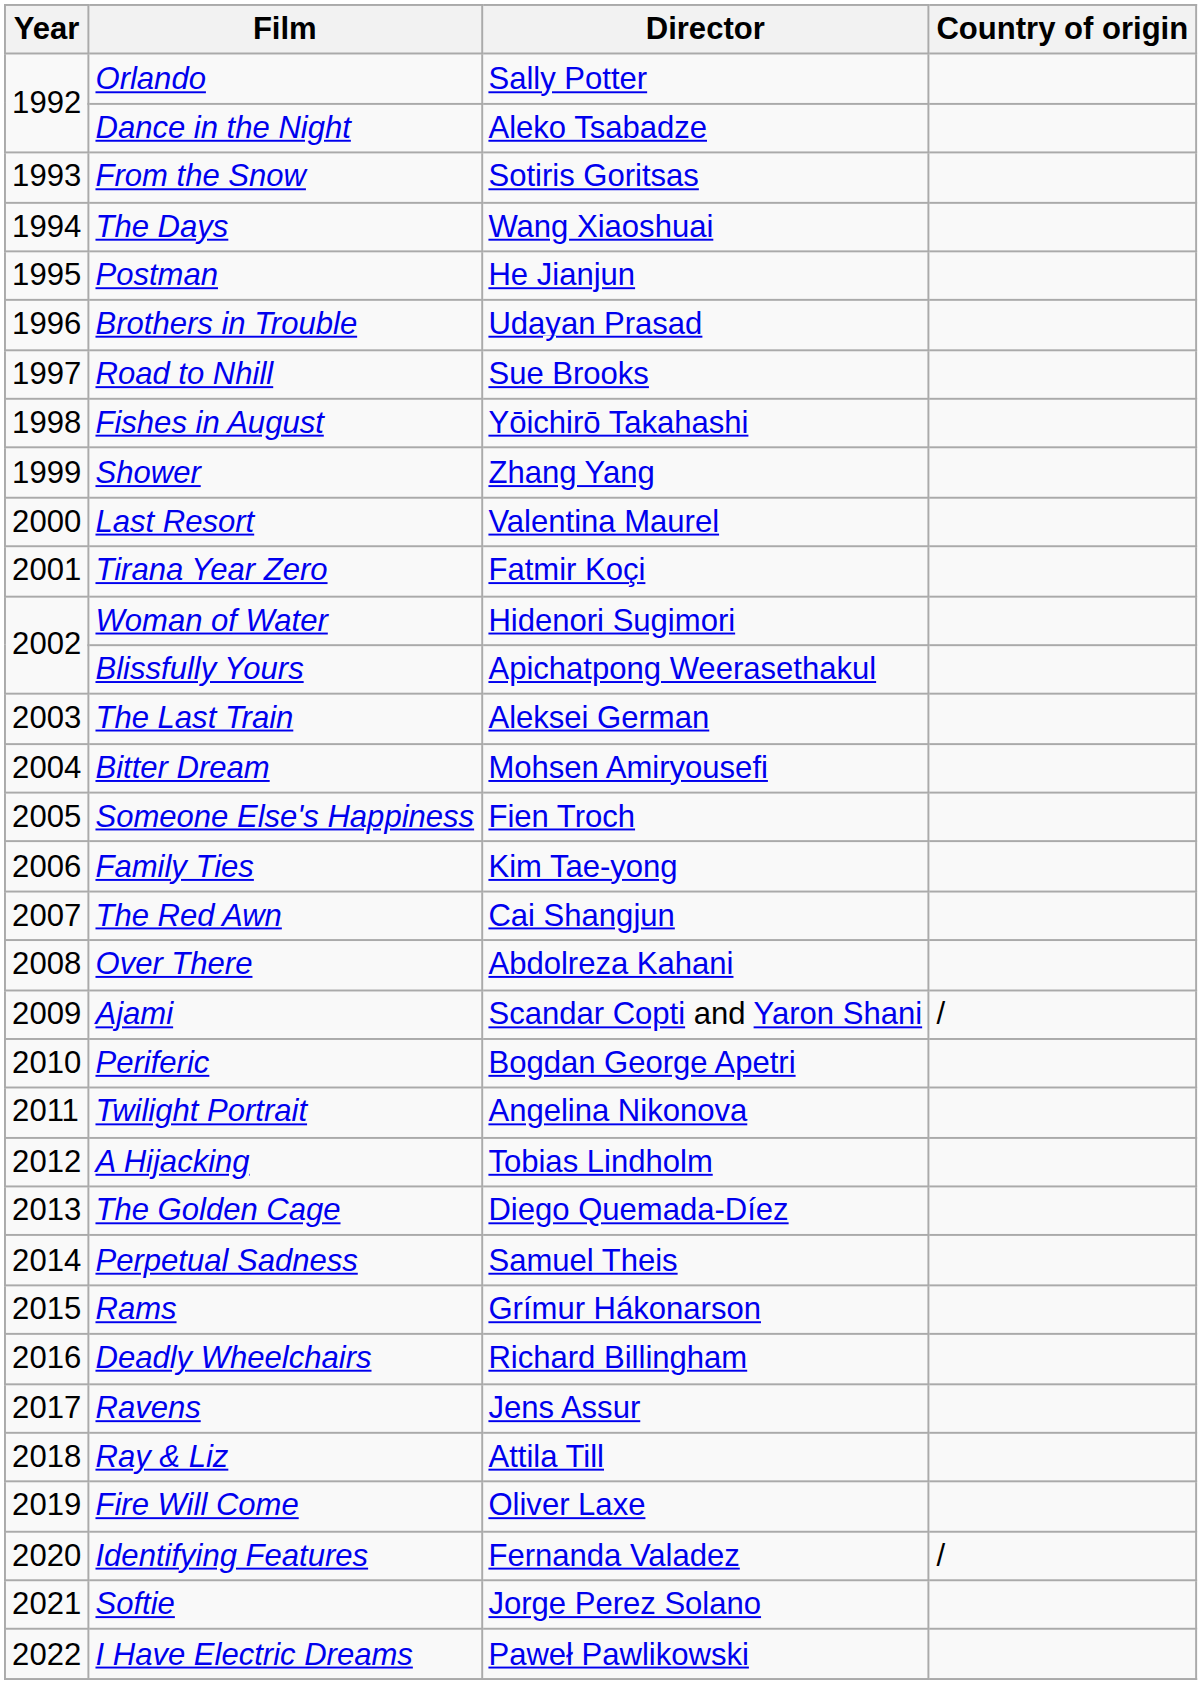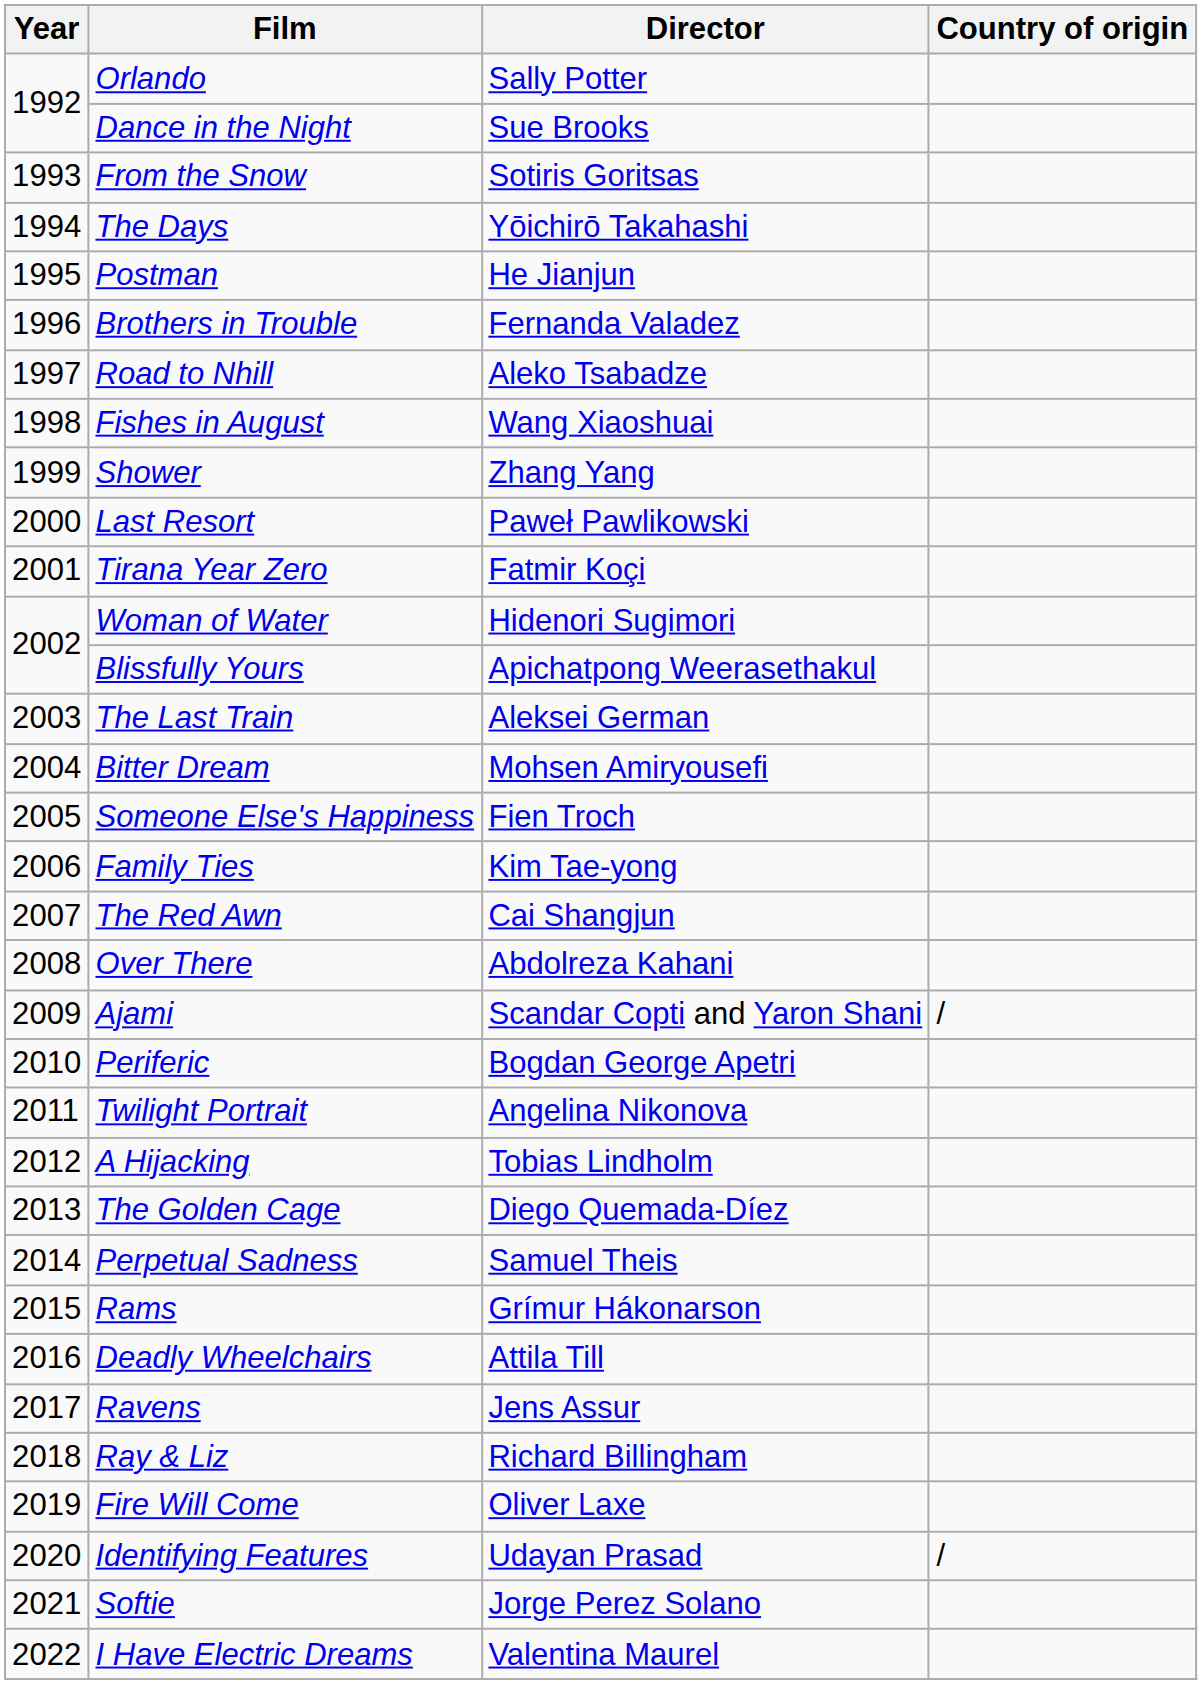(598, 127) Aleko Tsabadze -> (569, 127) Sue Brooks
(601, 226) Wang Xiaoshuai -> (618, 226) Yōichirō Takahashi
(595, 324) Udayan Prasad -> (614, 324) Fernanda Valadez
(569, 373) Sue Brooks -> (598, 373) Aleko Tsabadze
(618, 422) Yōichirō Takahashi -> (601, 422) Wang Xiaoshuai
(604, 521) Valentina Maurel -> (619, 521) Paweł Pawlikowski
(618, 1358) Richard Billingham -> (546, 1358) Attila Till
(546, 1456) Attila Till -> (618, 1456) Richard Billingham
(614, 1555) Fernanda Valadez -> (595, 1555) Udayan Prasad
(619, 1653) Paweł Pawlikowski -> (604, 1653) Valentina Maurel
